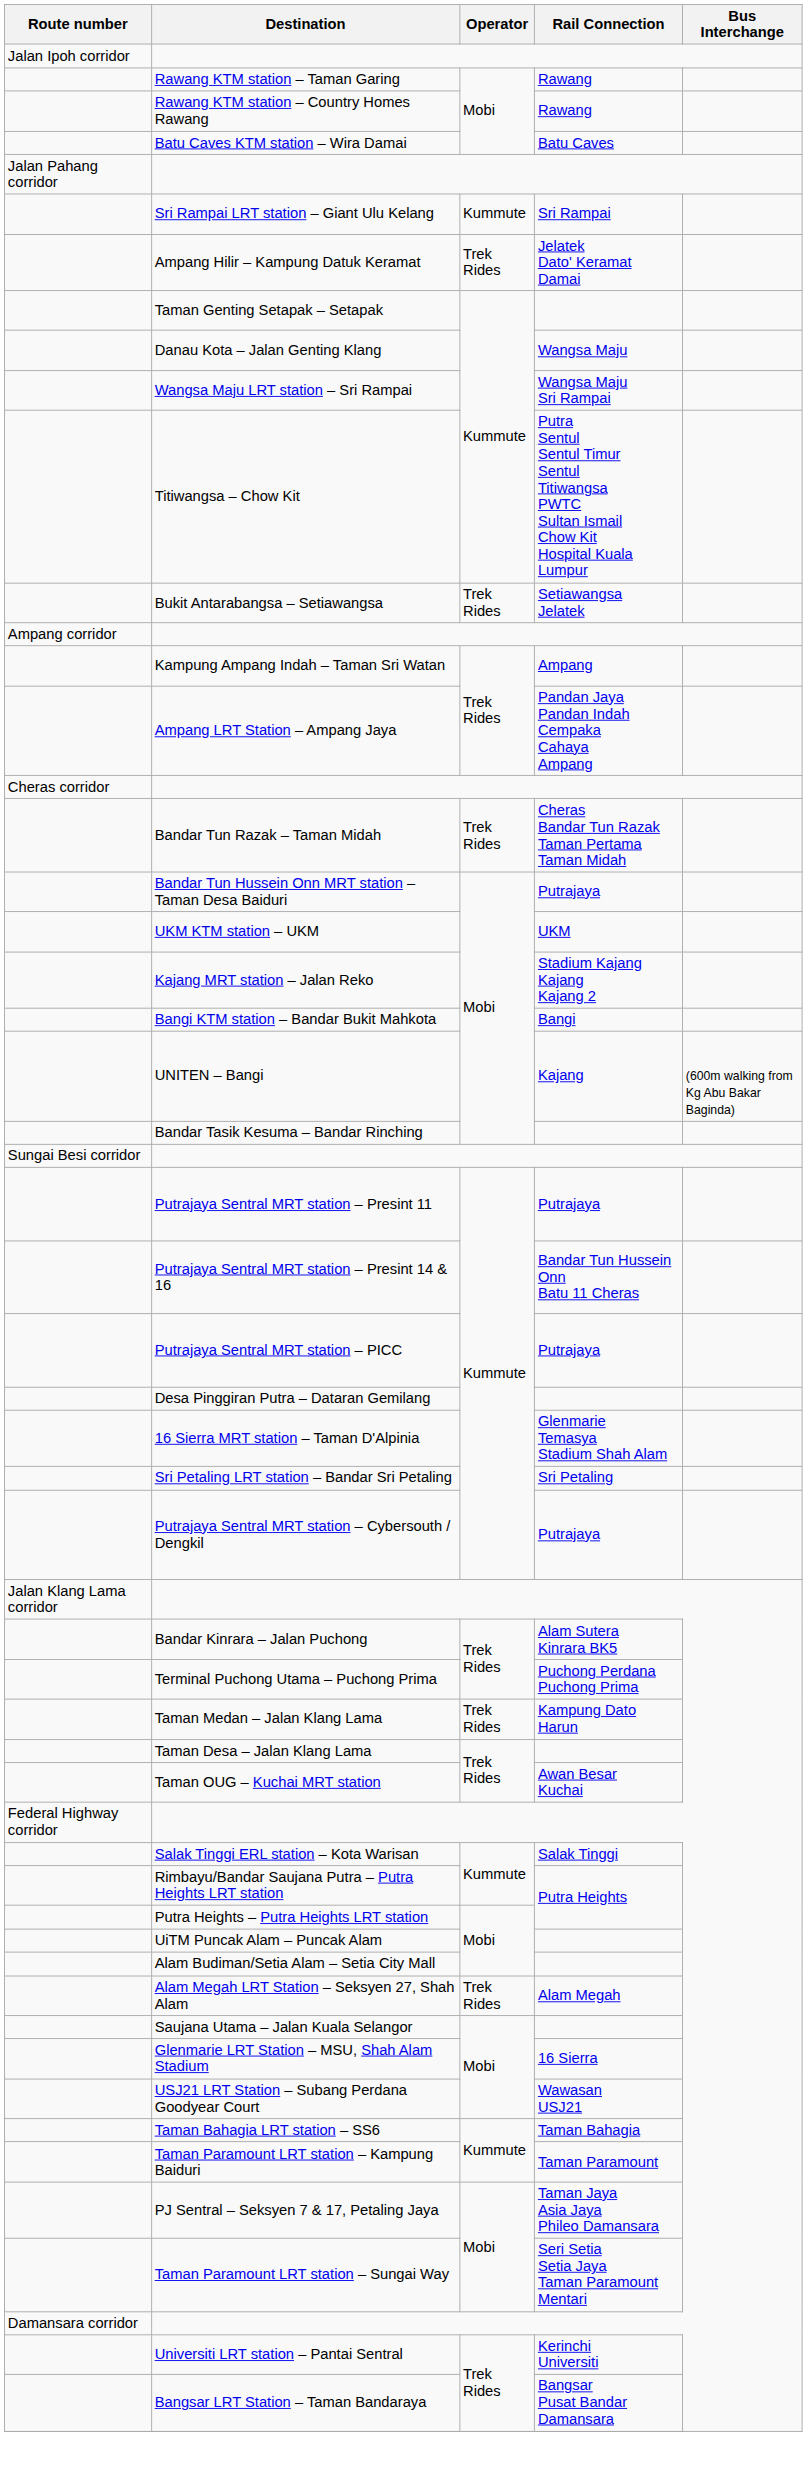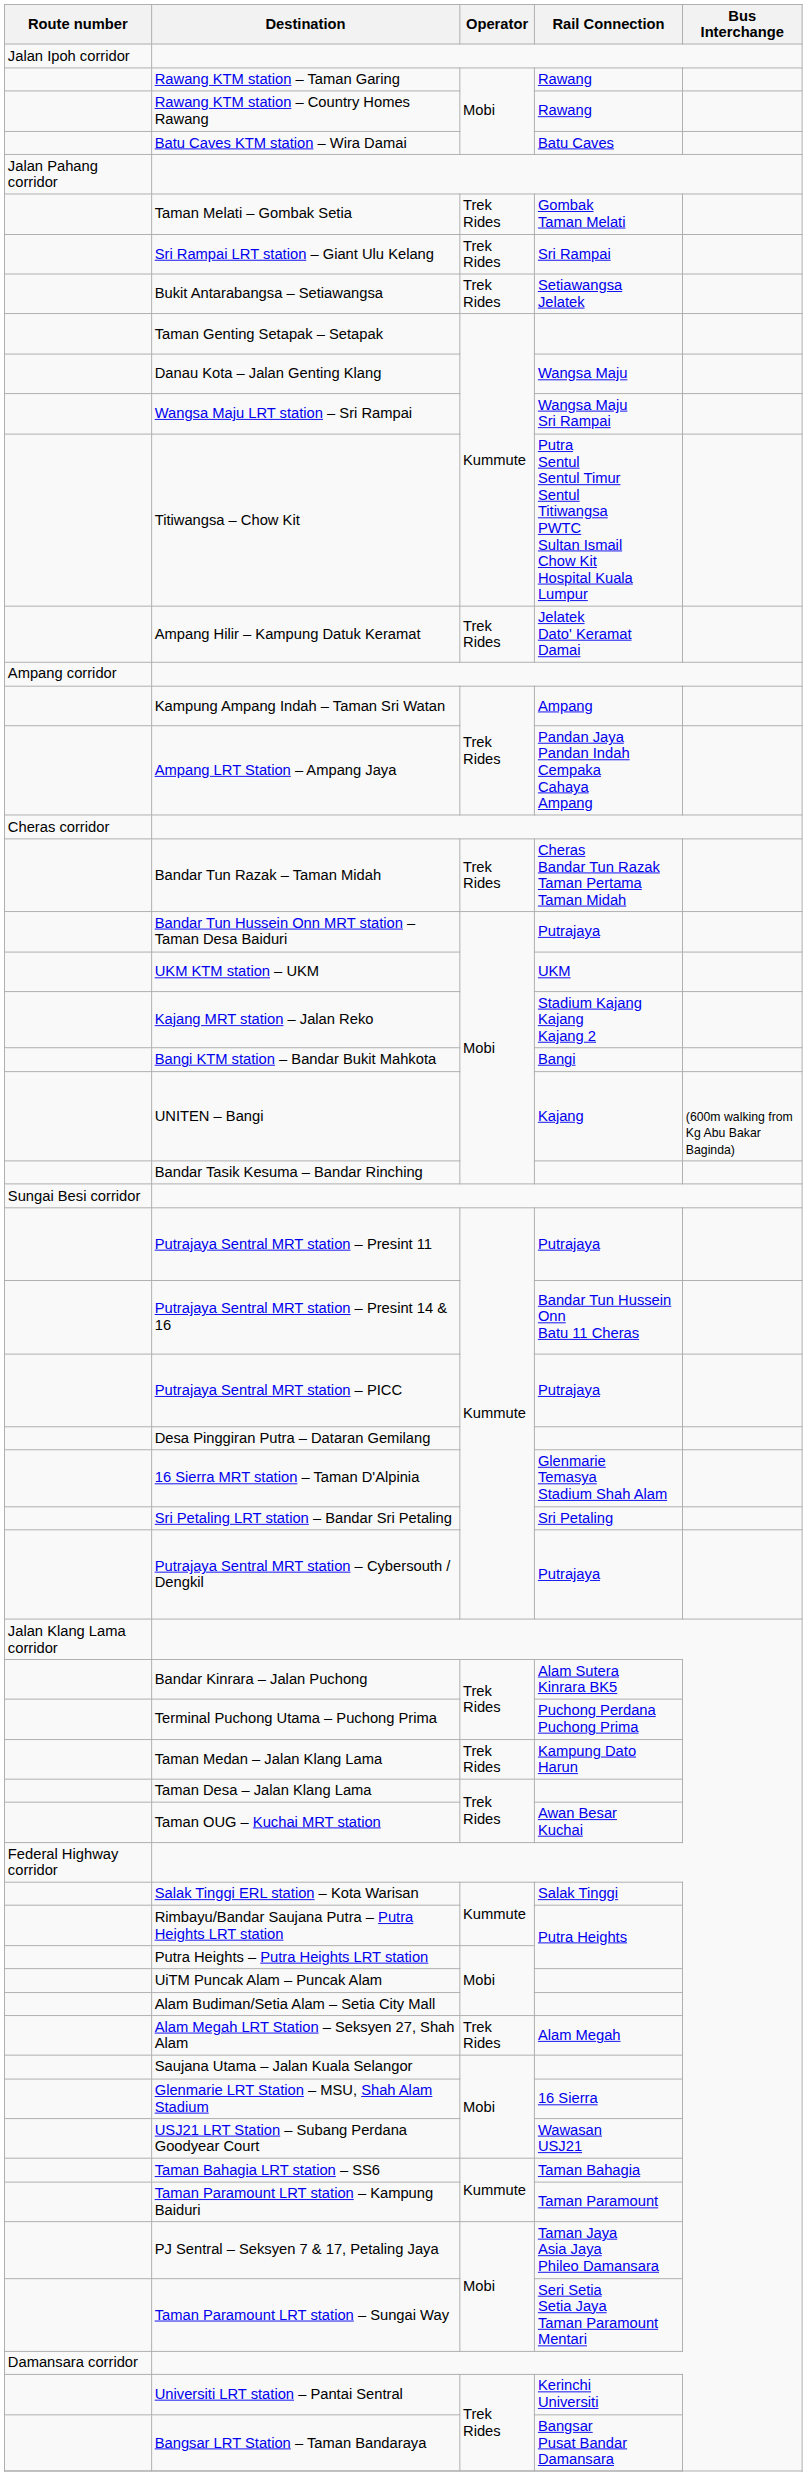+ row: (78, 214)
(495, 214) Kummute -> (482, 254) Trek Rides
rows swapped: (78, 262) <-> (78, 603)
